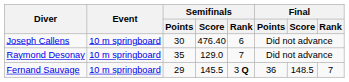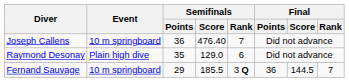(179, 41) 30 -> (179, 41) 36
(241, 41) 6 -> (241, 41) 7
(125, 56) 10 m springboard -> (119, 56) Plain high dive
(241, 56) 7 -> (241, 56) 6
(212, 70) 145.5 -> (212, 70) 185.5
(302, 70) 148.5 -> (302, 70) 144.5
